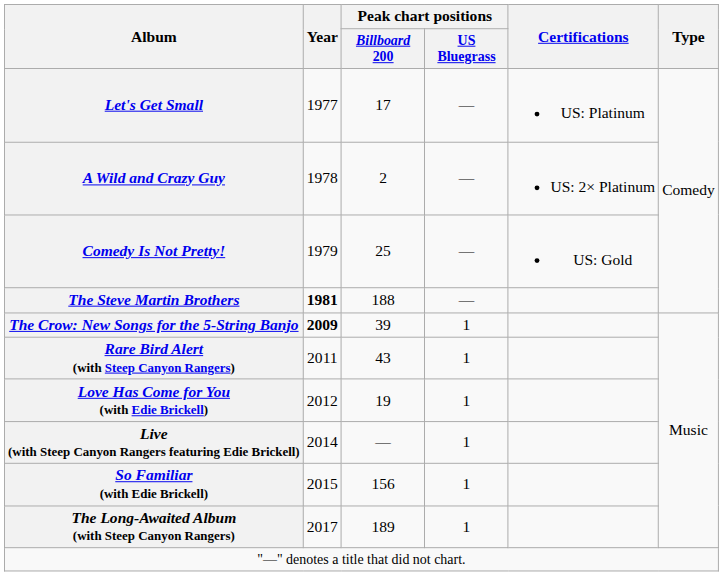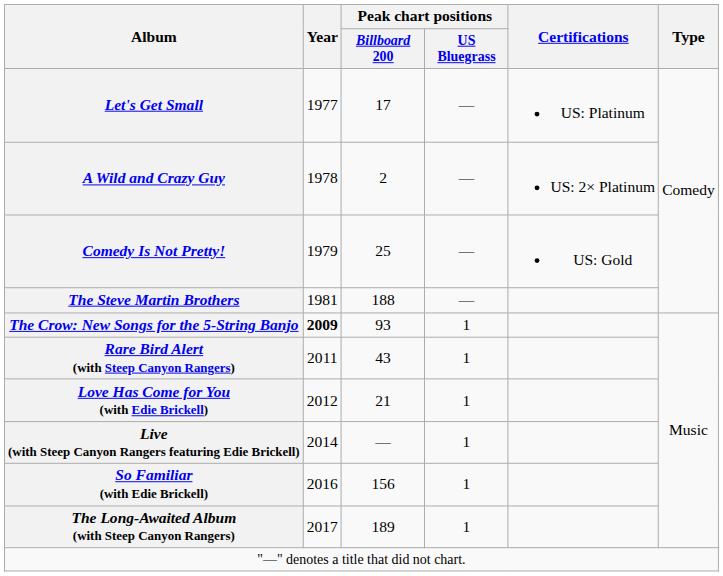(322, 300) bold -> (322, 300) normal
(383, 324) 39 -> (383, 324) 93
(383, 400) 19 -> (383, 400) 21
(322, 484) 2015 -> (322, 484) 2016
